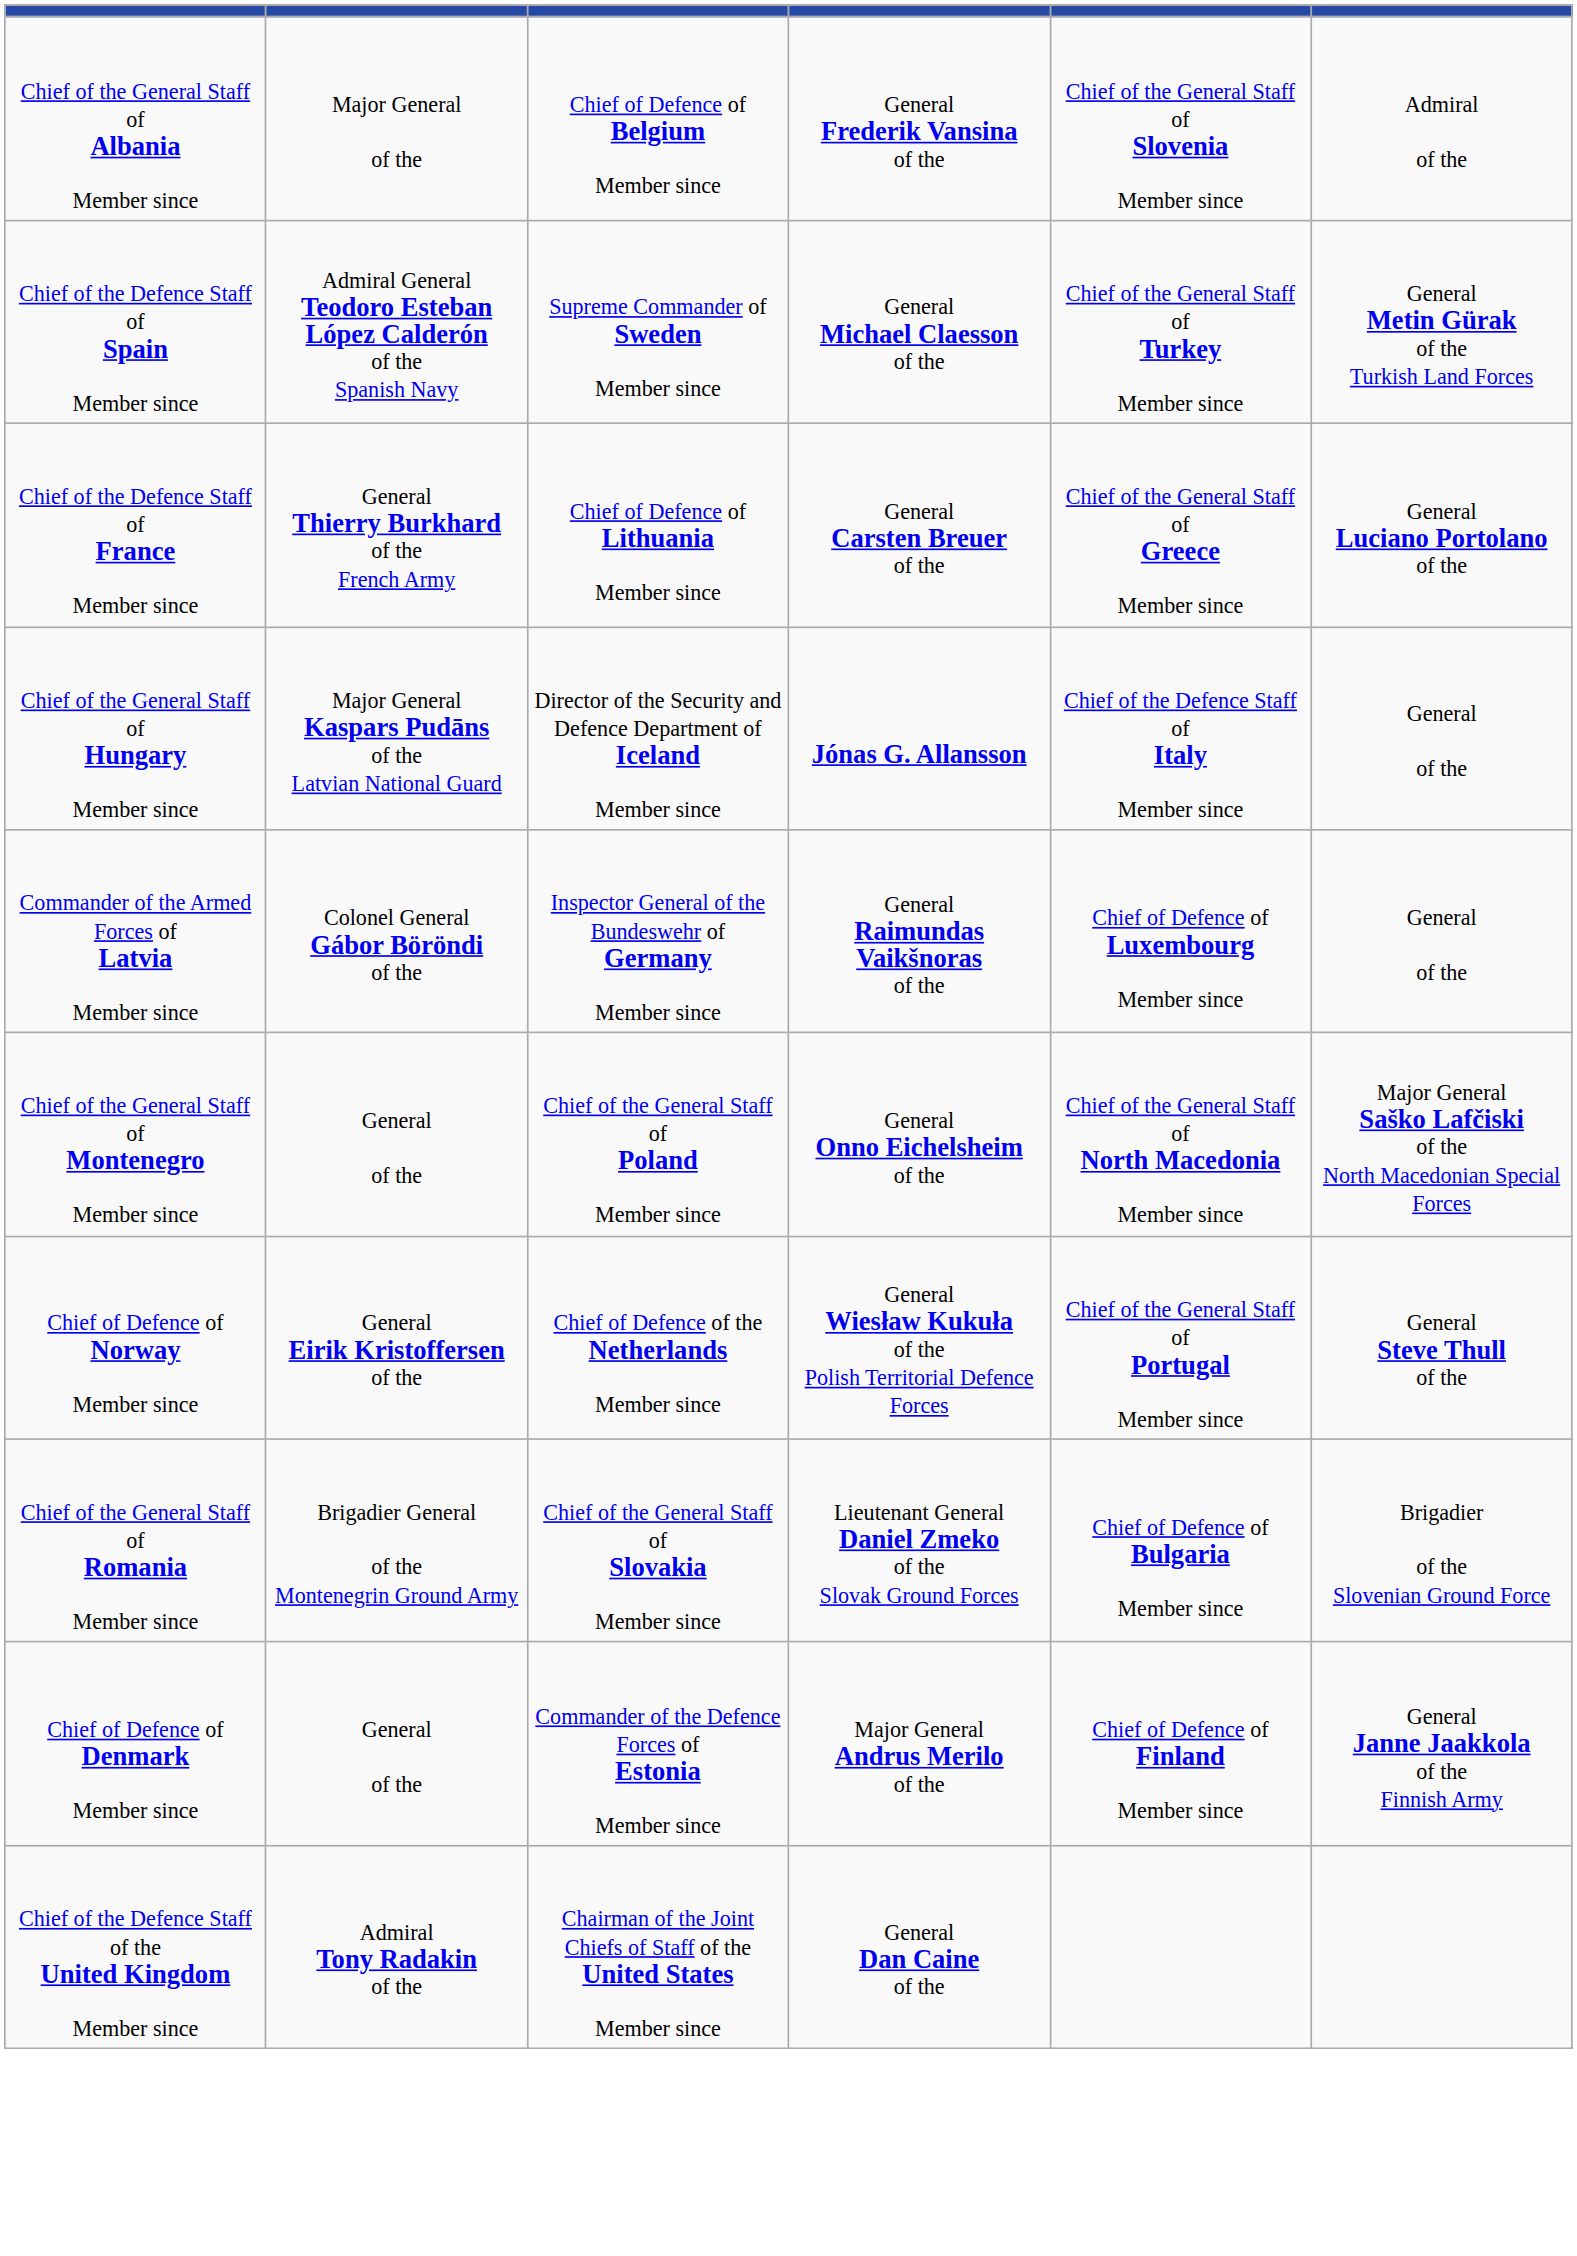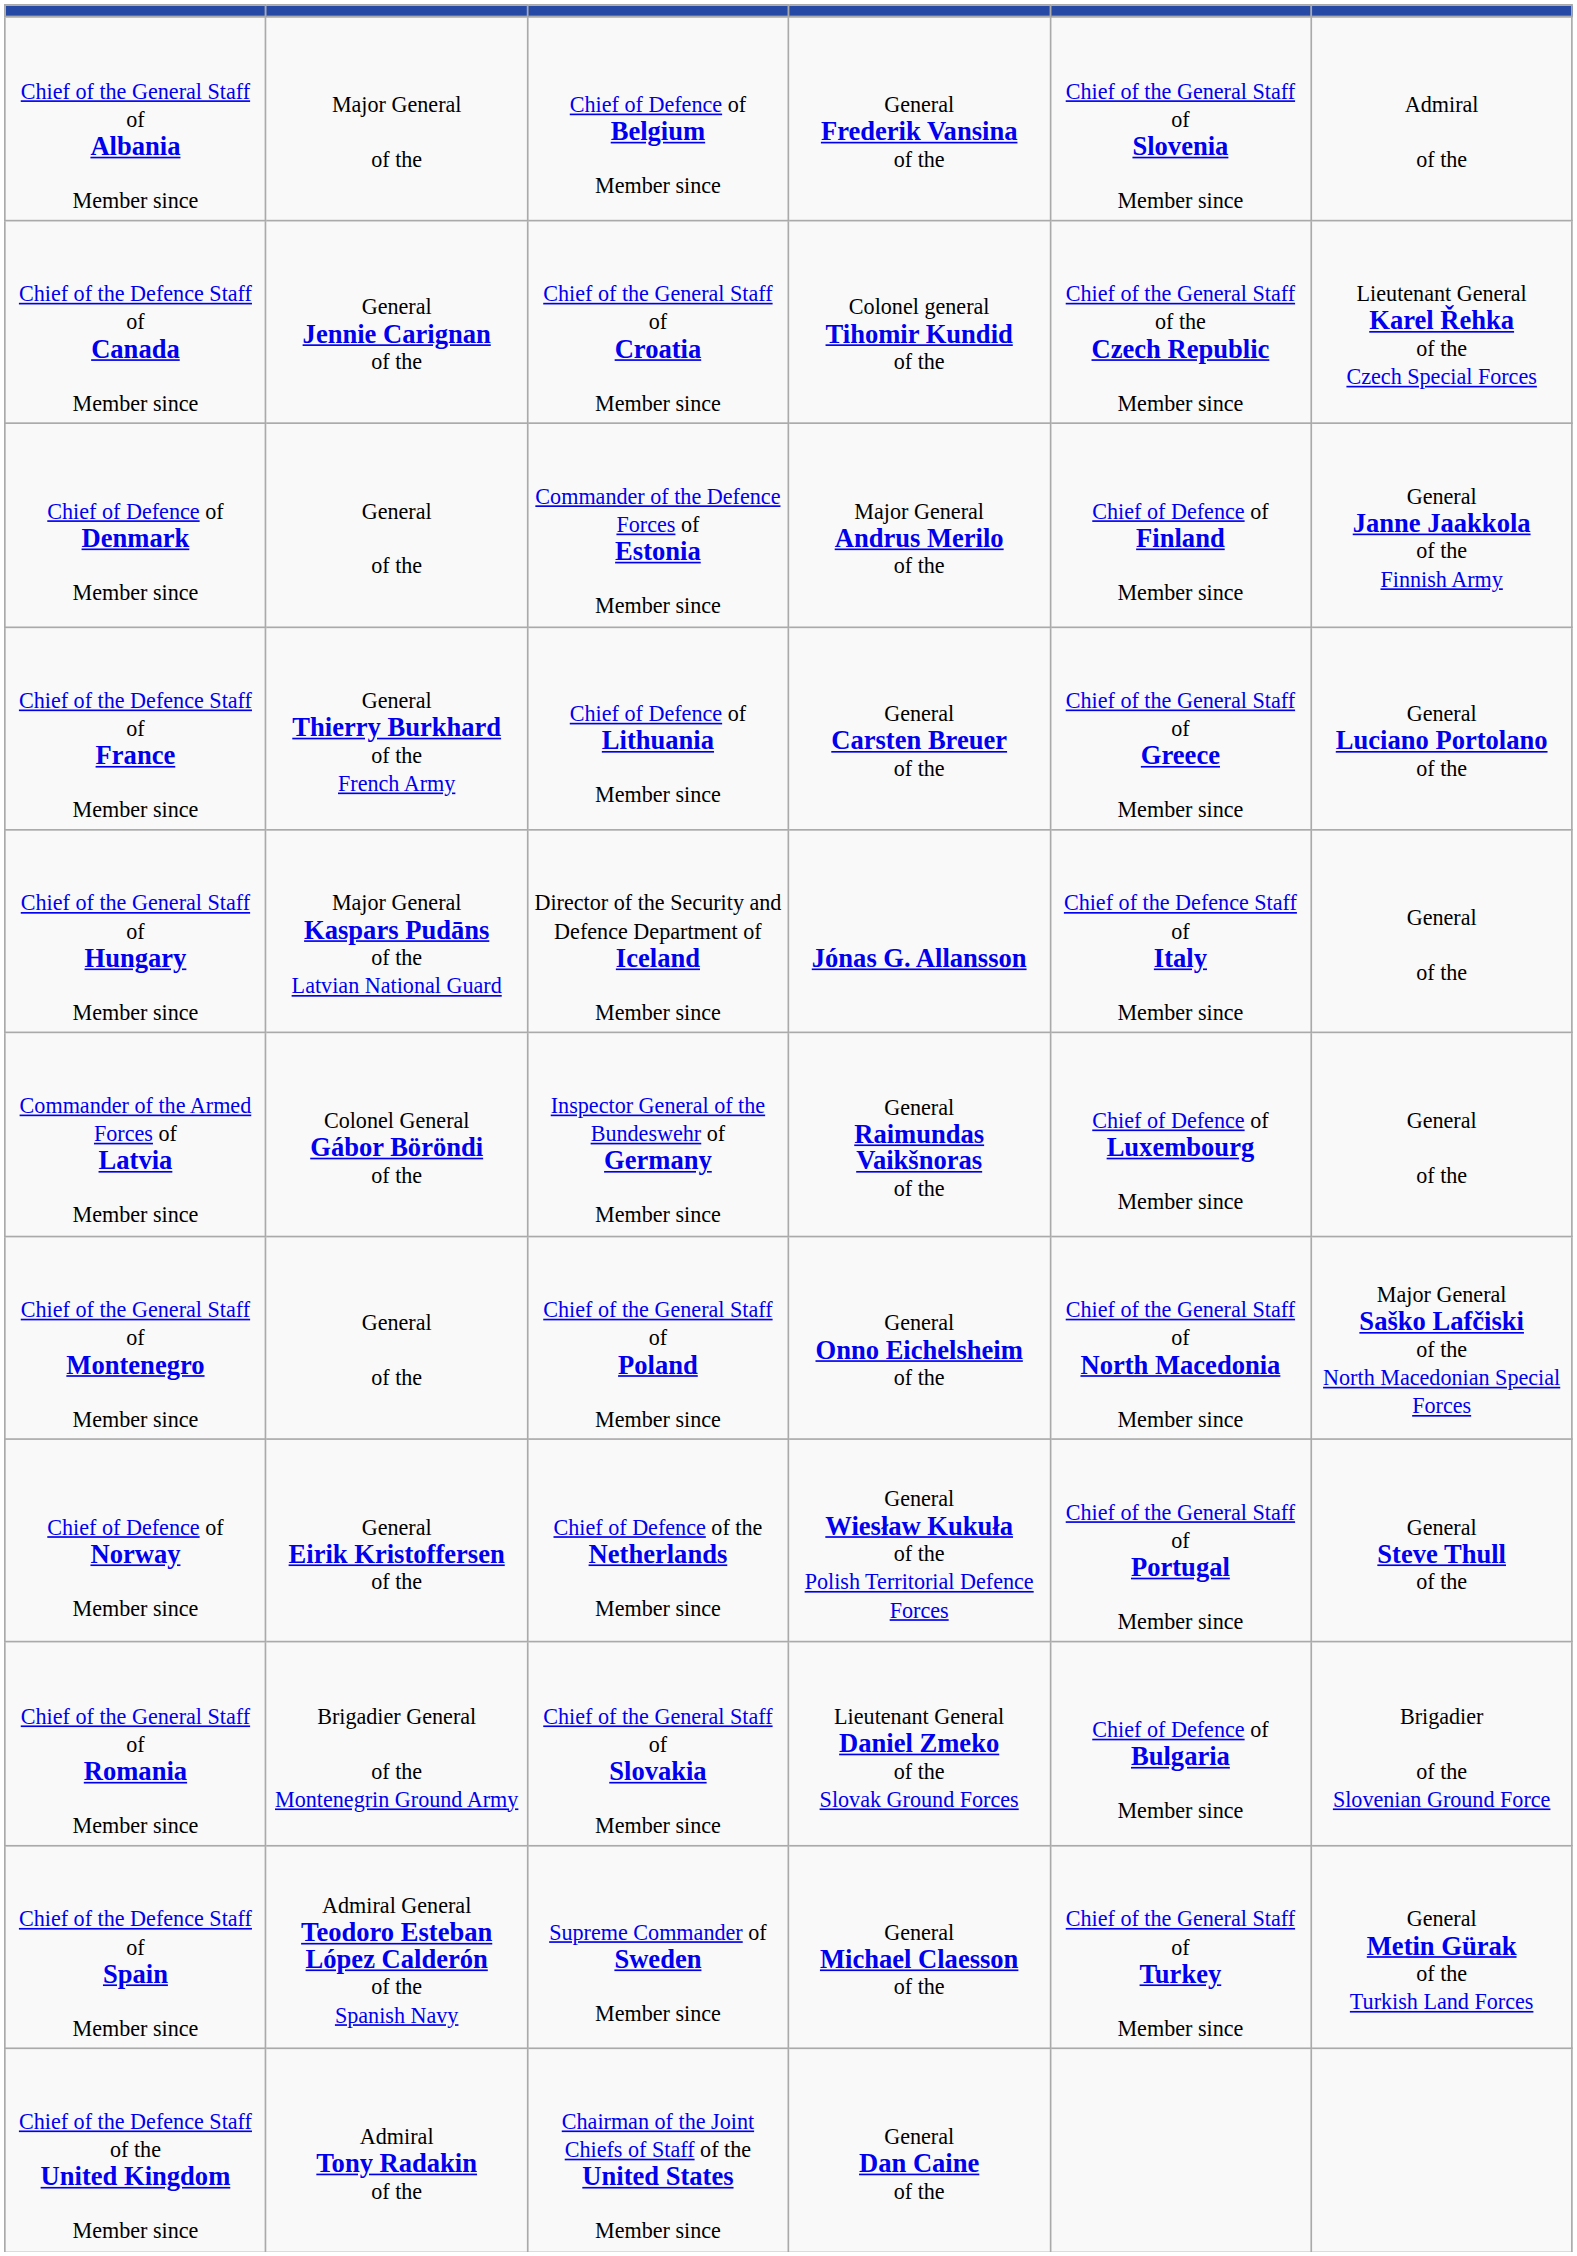+ row: (135, 348)
rows swapped: (135, 1770) <-> (135, 348)
